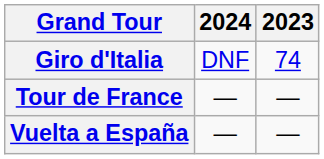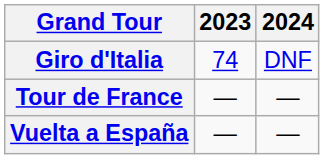columns swapped: (288, 23) <-> (225, 23)
